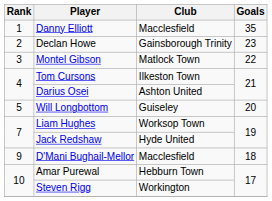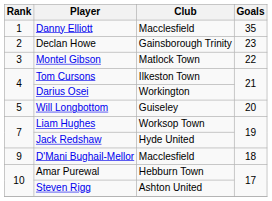(171, 92) Ashton United -> (164, 92) Workington
(164, 188) Workington -> (171, 188) Ashton United
